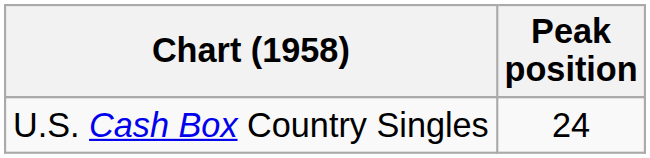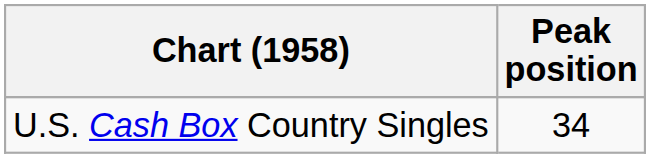(571, 124) 24 -> (571, 124) 34
